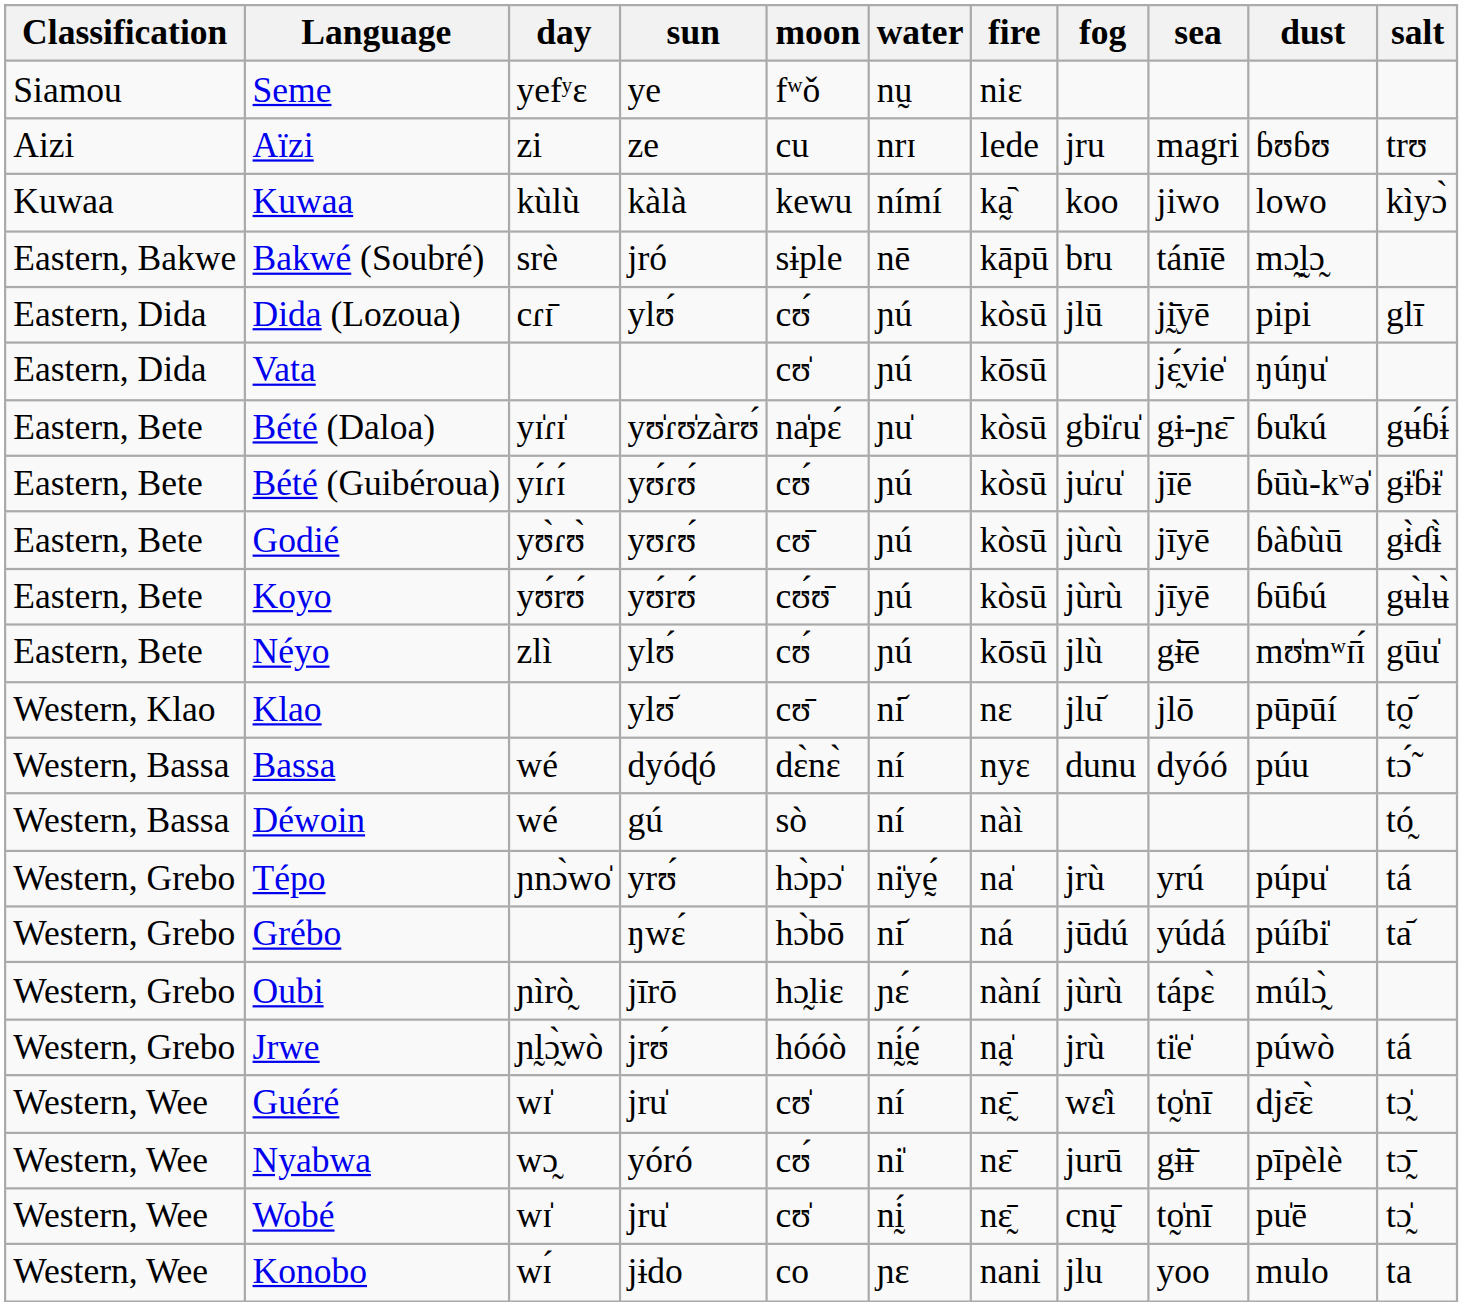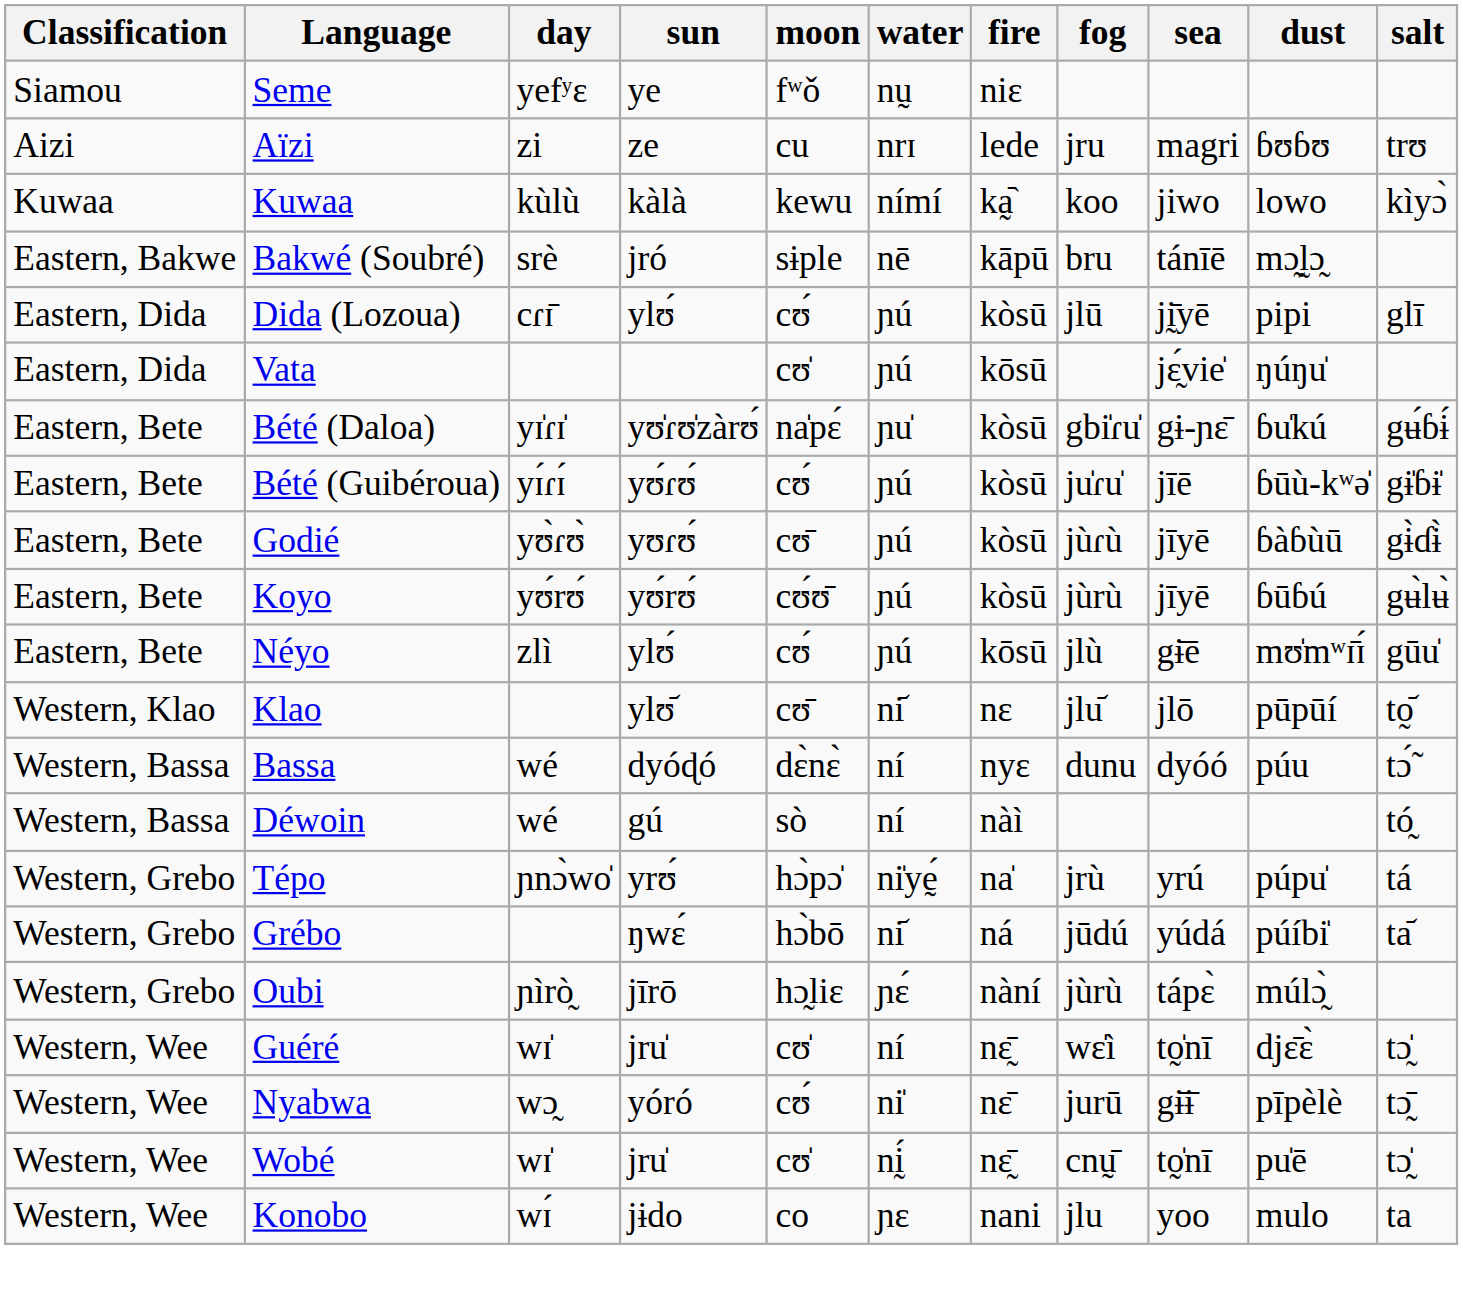- row: (286, 1046)
